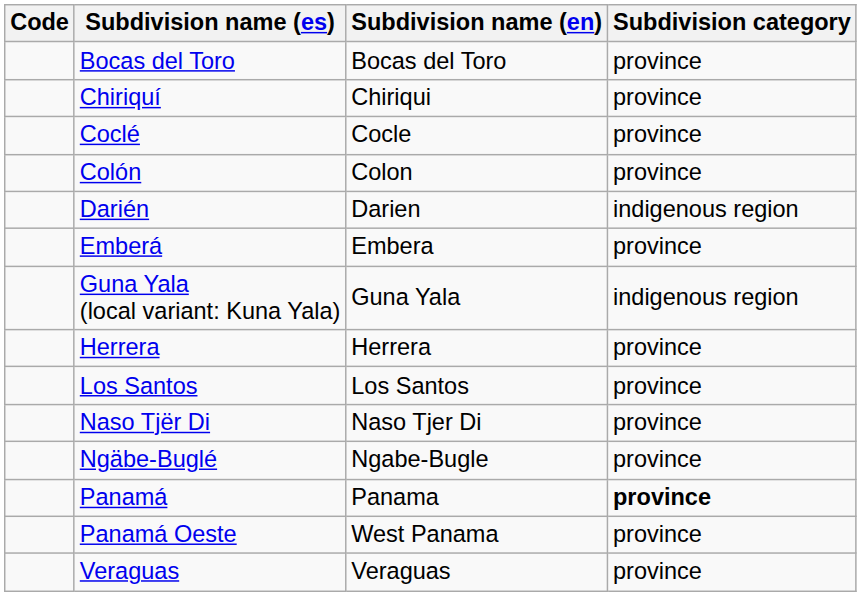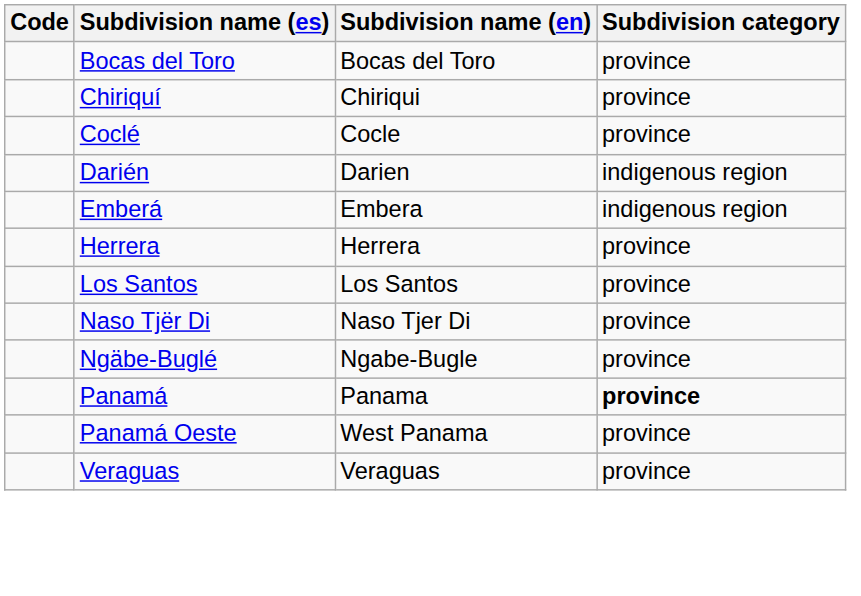- row: (111, 172)
(657, 246) province -> (695, 209) indigenous region
- row: (210, 297)
